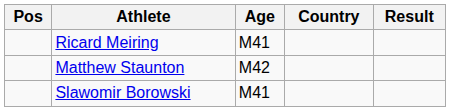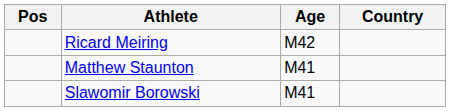- column: (409, 17)
(254, 42) M41 -> (300, 42) M42
(254, 67) M42 -> (300, 67) M41
